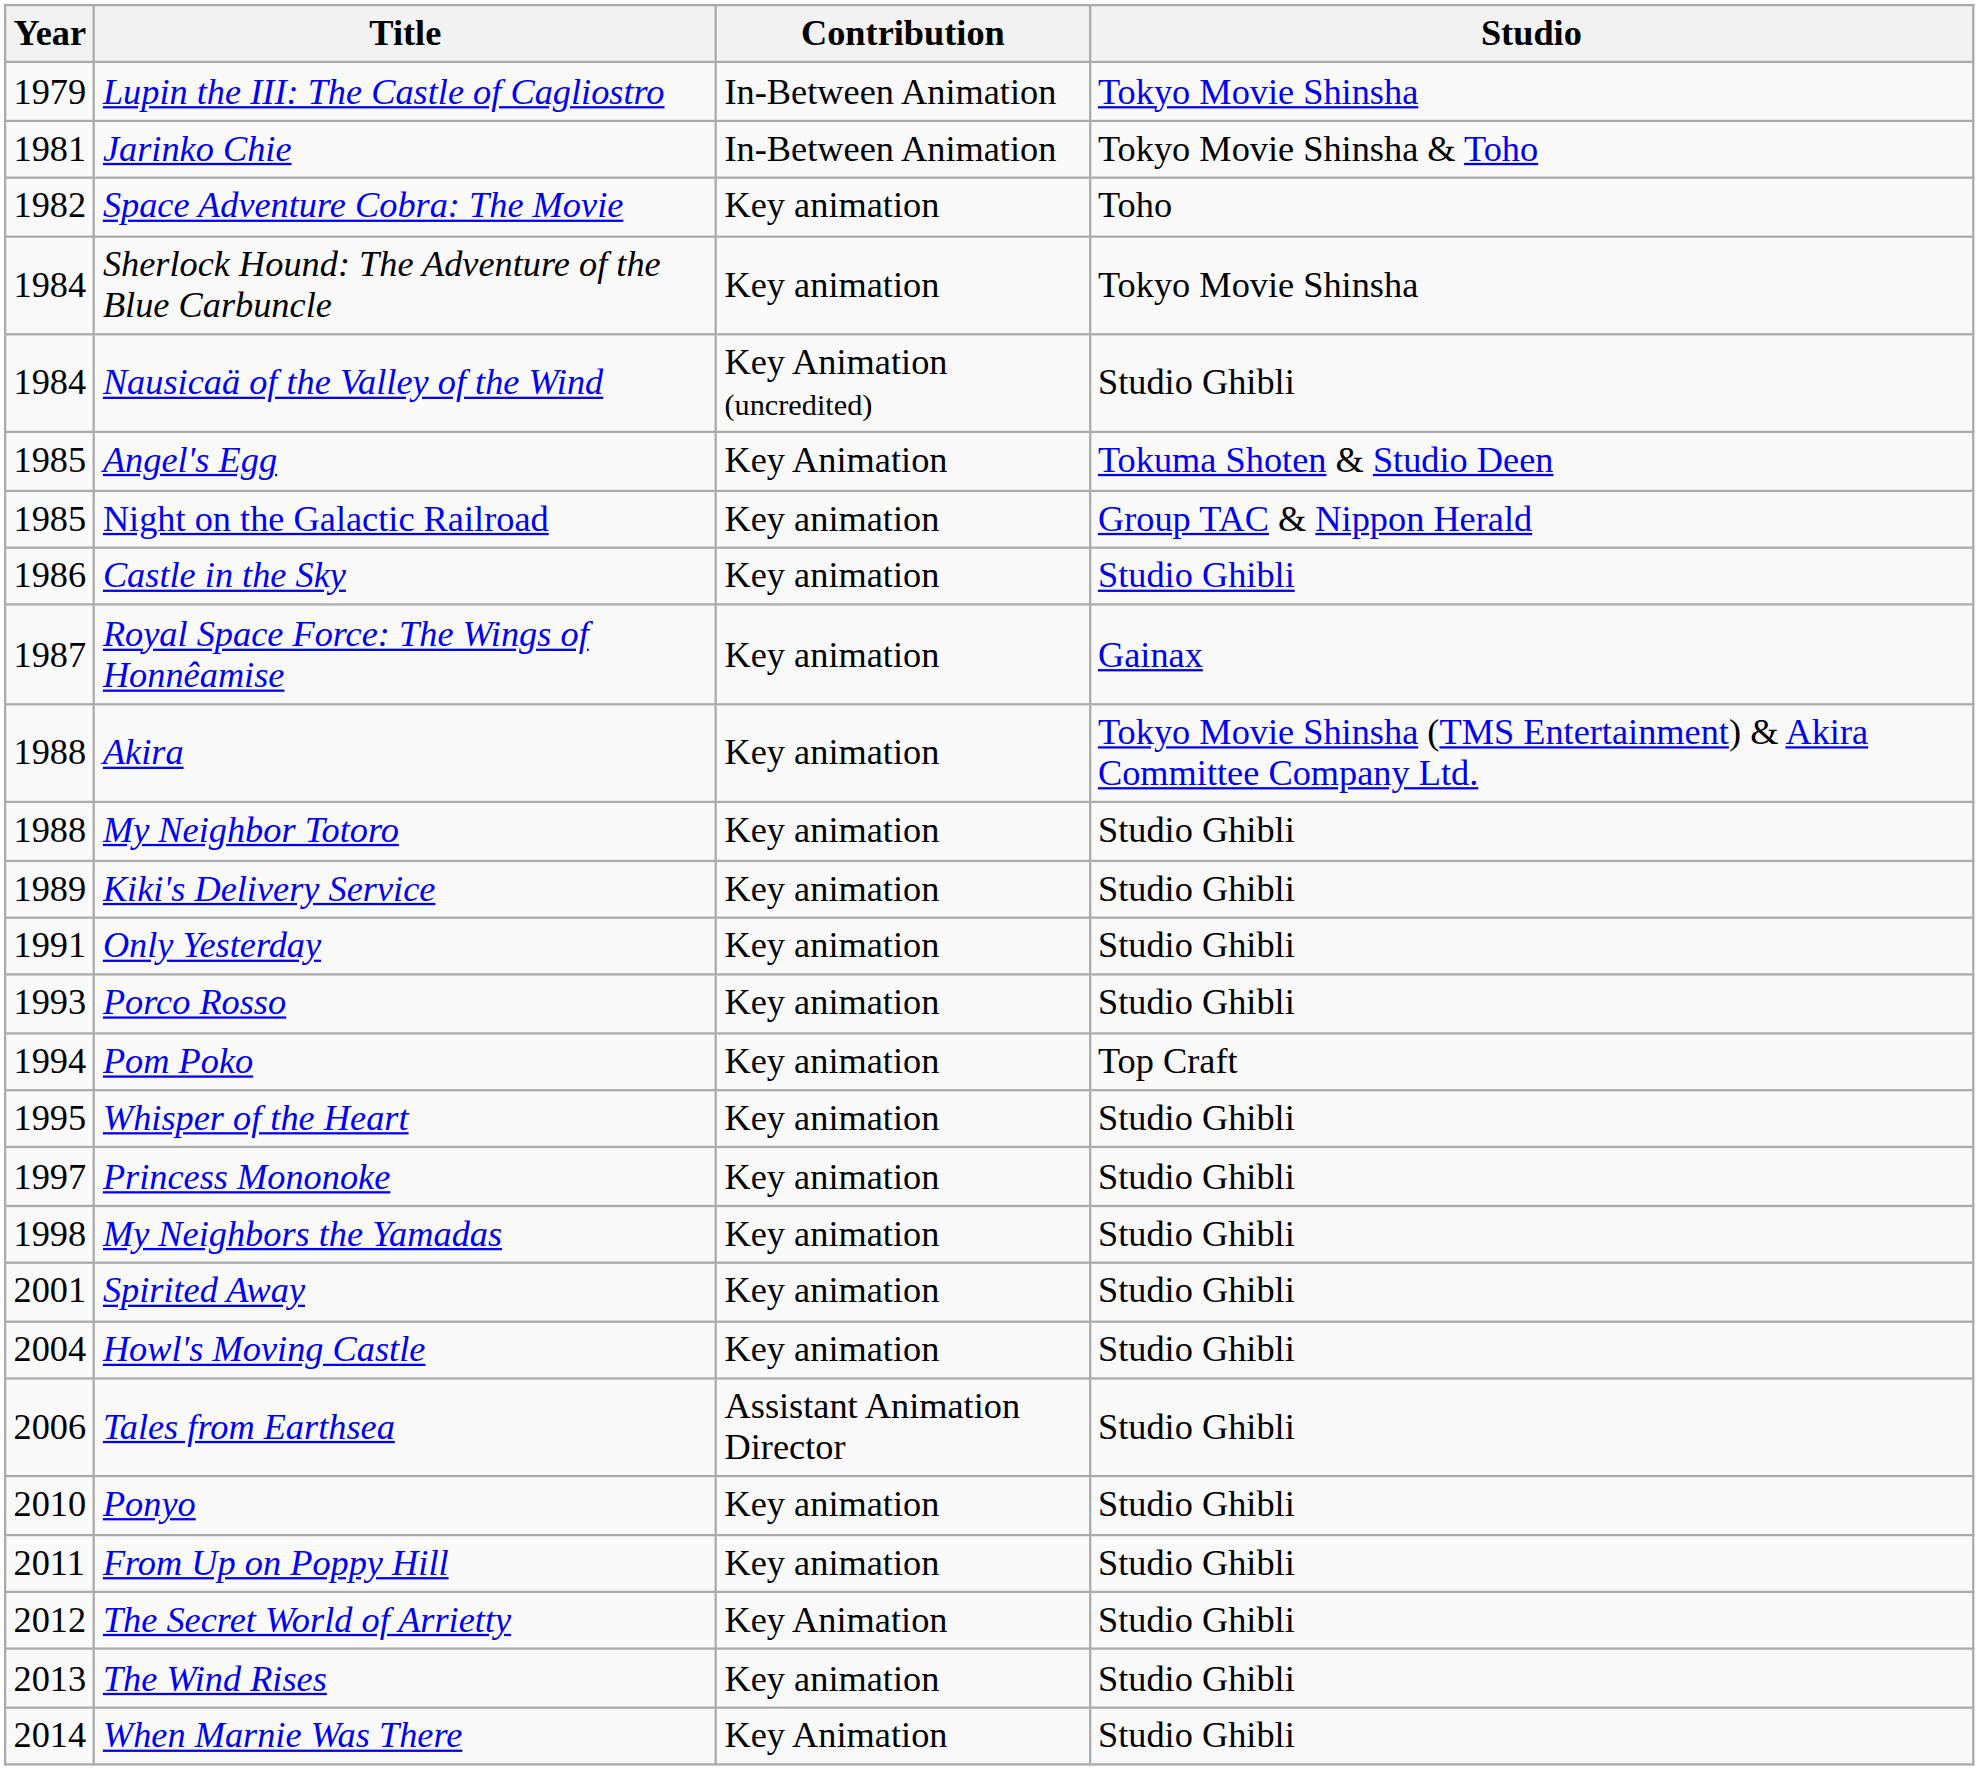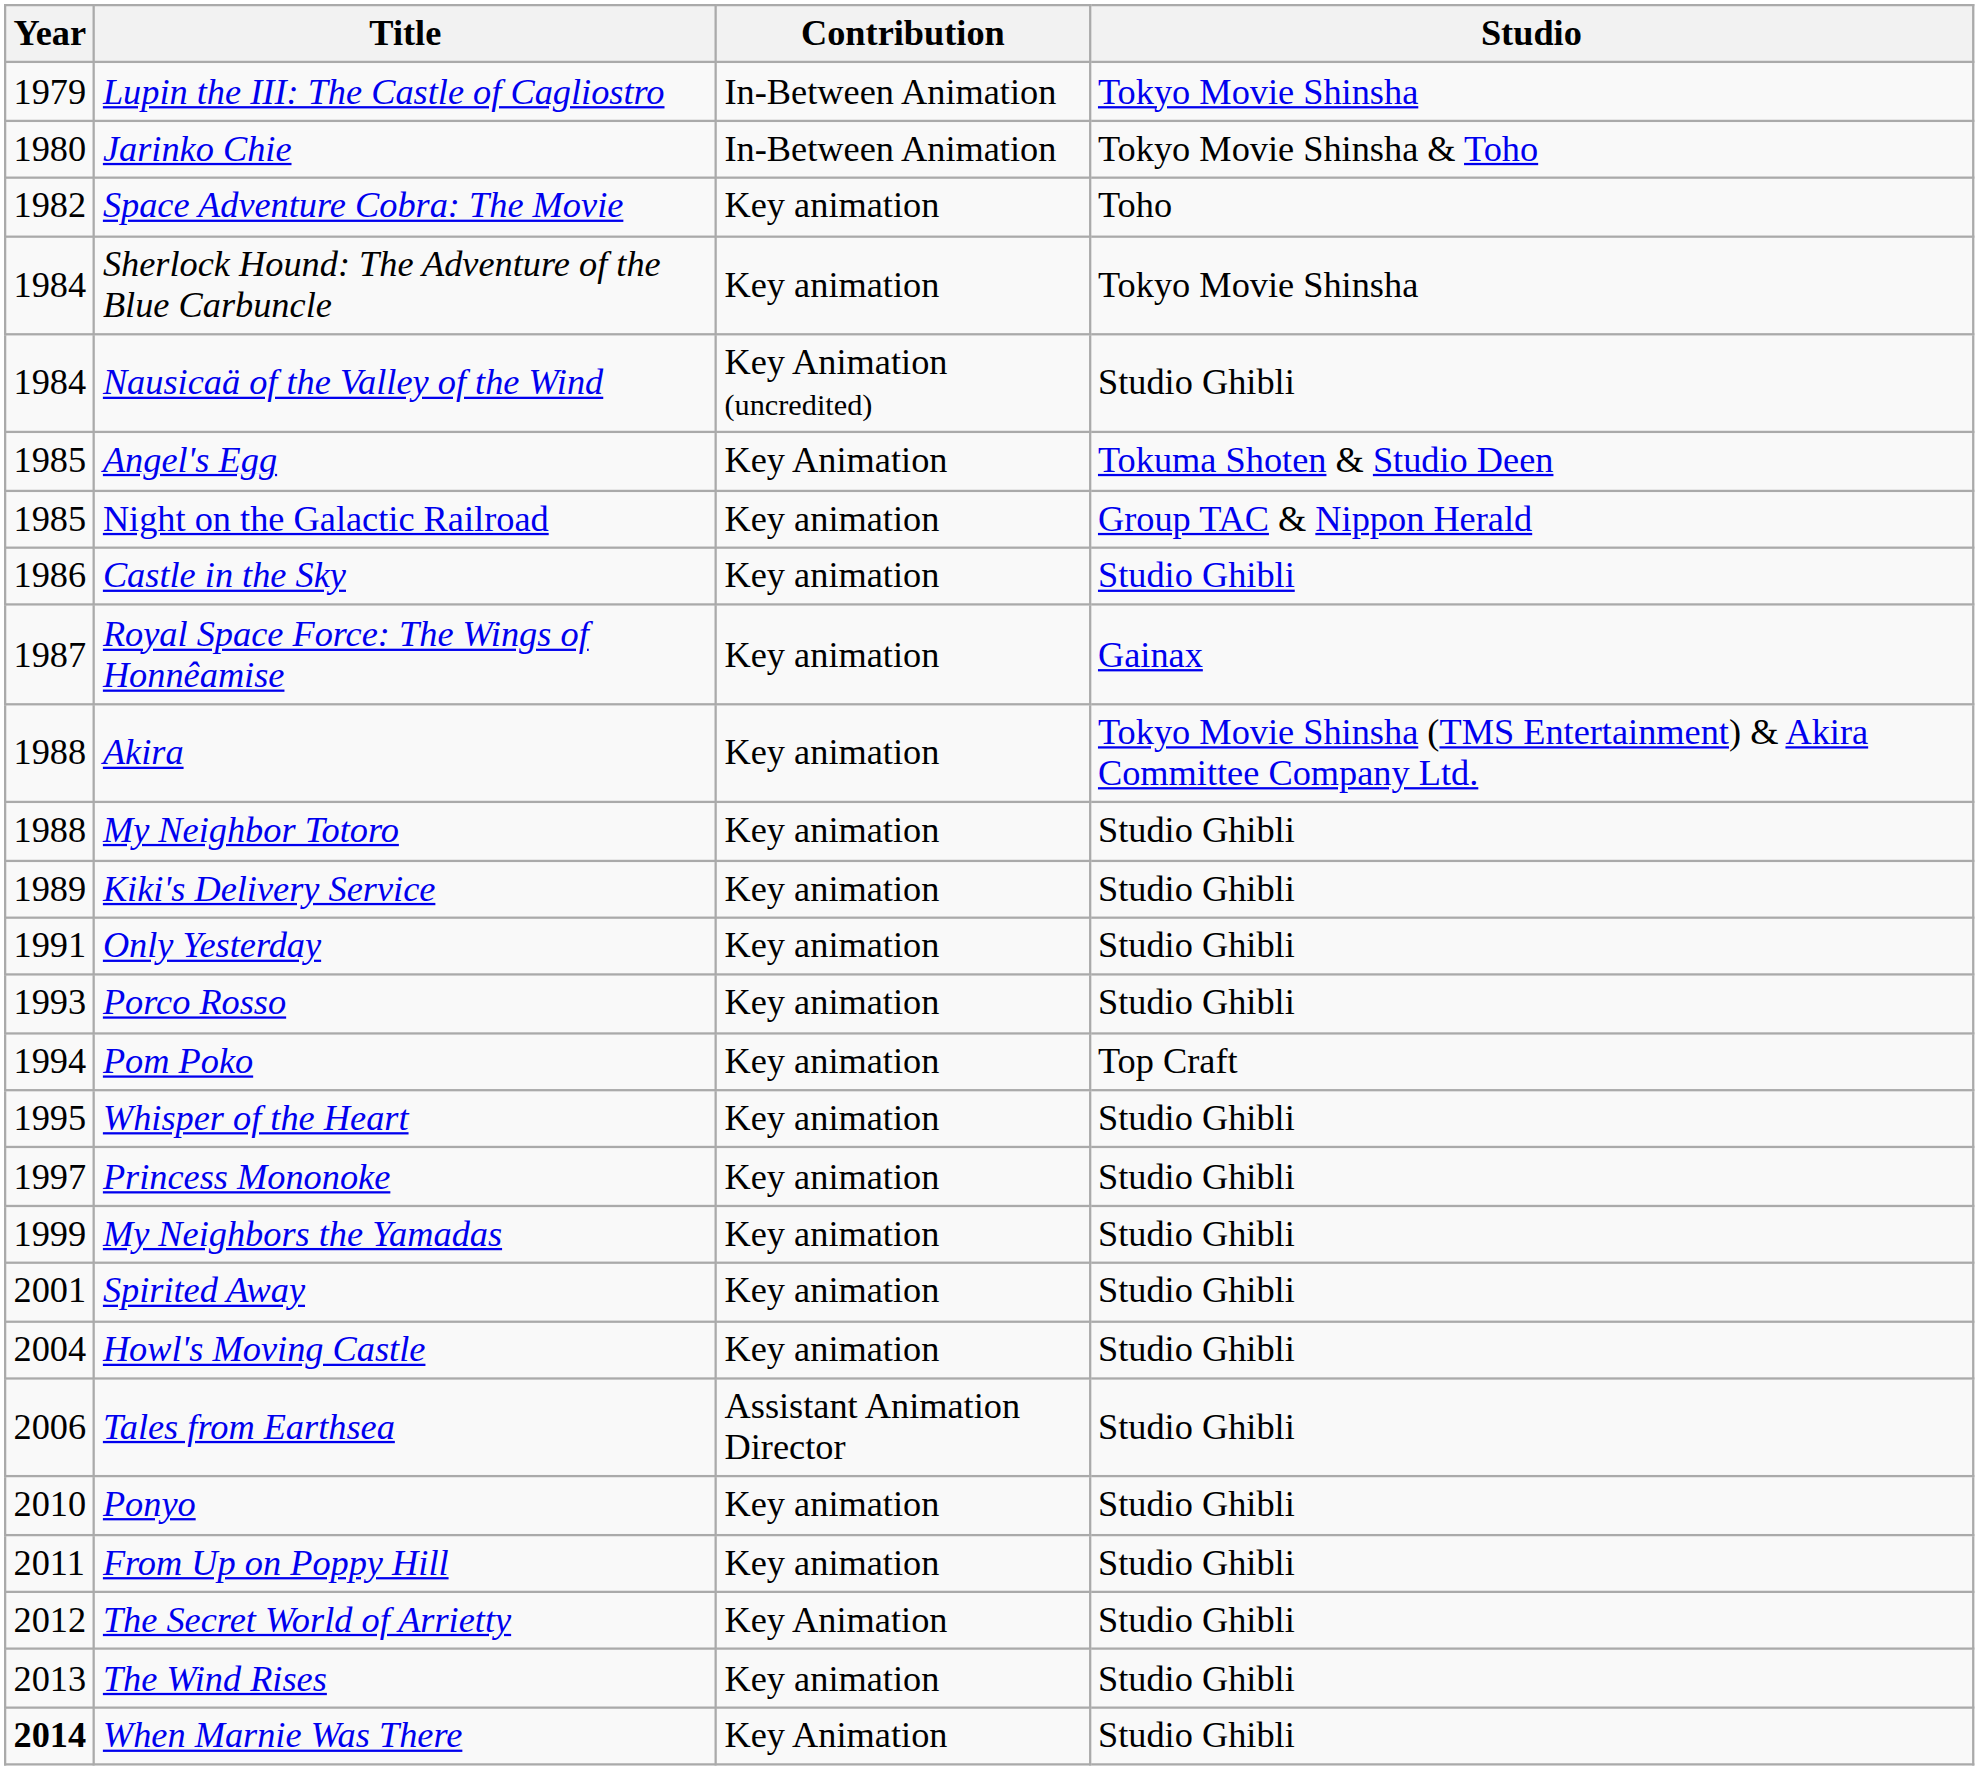(50, 148) 1981 -> (50, 148) 1980
(50, 1233) 1998 -> (50, 1233) 1999
(50, 1735) normal -> (50, 1735) bold
